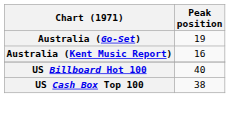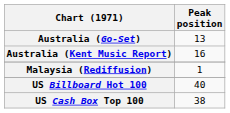(200, 39) 19 -> (200, 39) 13
+ row: (89, 69)
